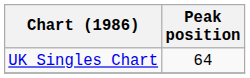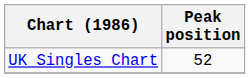(203, 61) 64 -> (203, 61) 52
